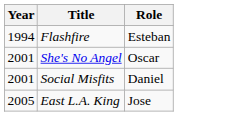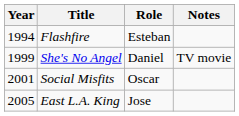+ column: (204, 15)
(21, 57) 2001 -> (21, 57) 1999
(143, 57) Oscar -> (146, 57) Daniel
(146, 79) Daniel -> (143, 79) Oscar
